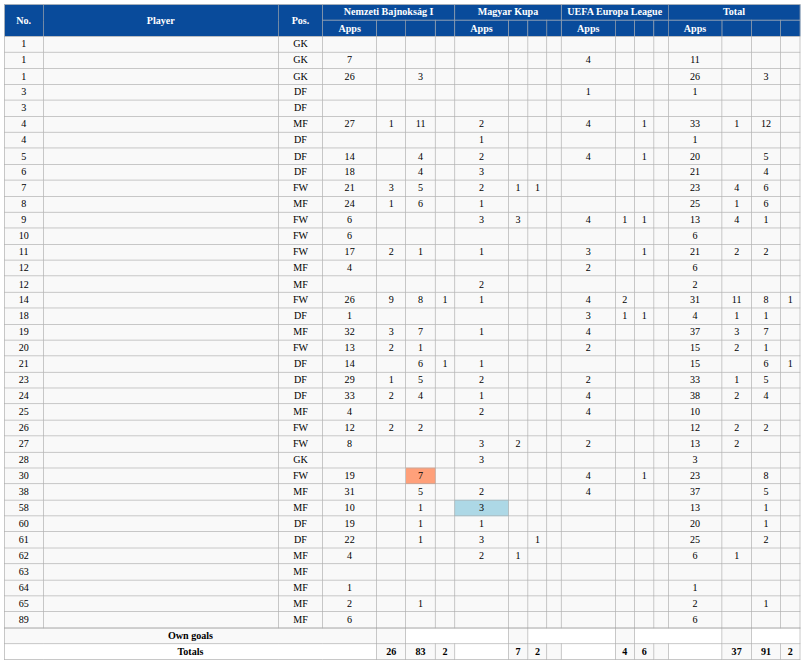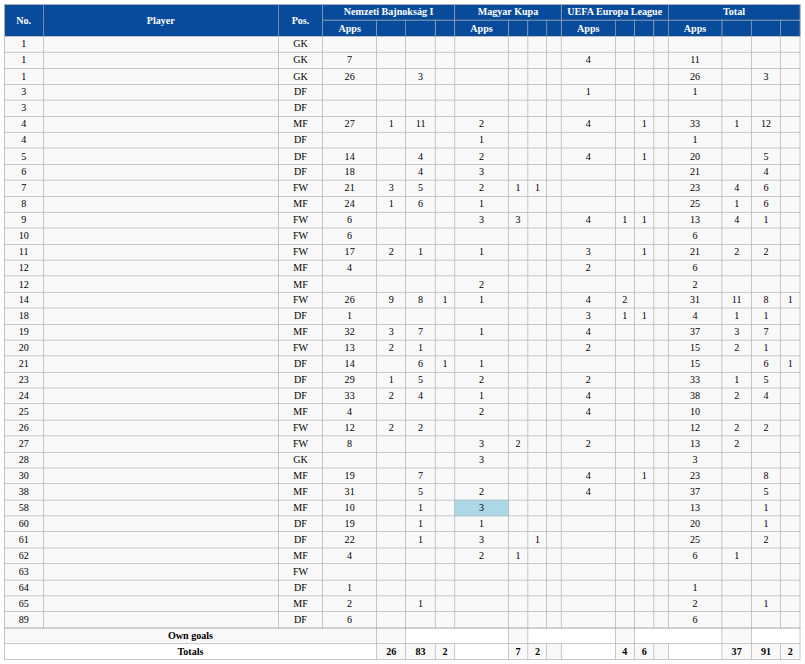(300, 476) FW -> (300, 476) MF
(421, 476) lightsalmon background -> (421, 476) no background
(300, 572) MF -> (300, 572) FW
(300, 587) MF -> (300, 587) DF
(300, 619) MF -> (300, 619) DF
